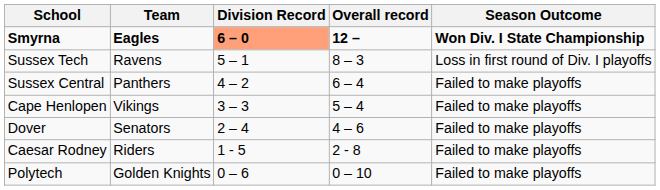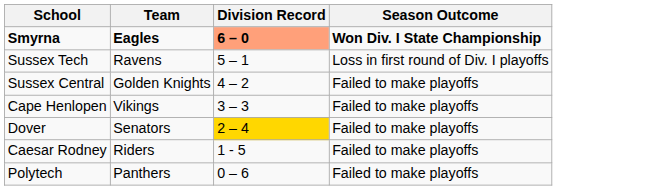- column: (380, 15)
(142, 83) Panthers -> (162, 83) Golden Knights
(233, 128) no background -> (233, 128) gold background
(162, 173) Golden Knights -> (142, 173) Panthers
